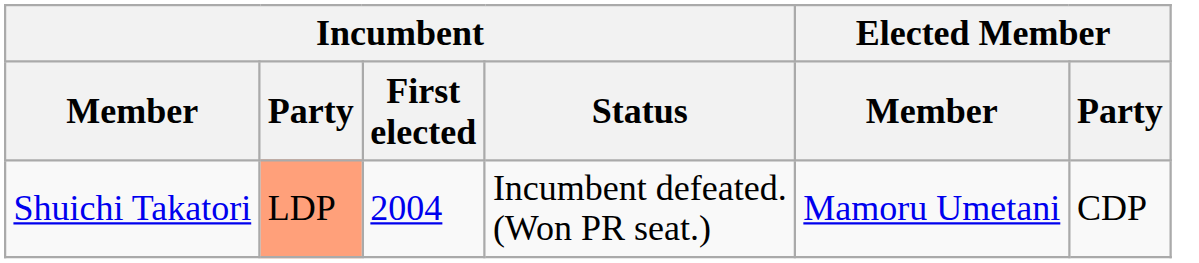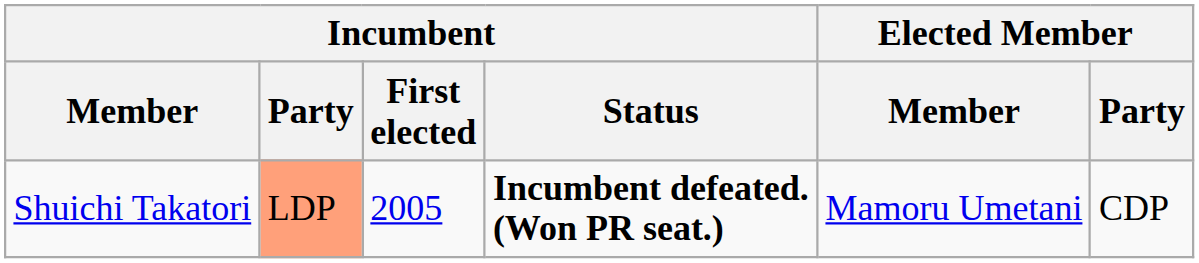(406, 207) 2004 -> (406, 207) 2005
(640, 207) normal -> (651, 207) bold
